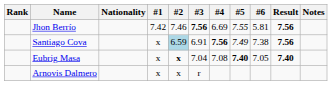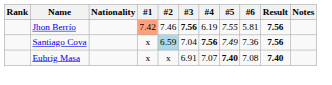(158, 27) no background -> (148, 27) lightsalmon background
(220, 27) 6.69 -> (209, 27) 6.19
(199, 42) 6.91 -> (189, 42) 7.04
(261, 42) 7.38 -> (250, 42) 7.36
(178, 58) bold -> (168, 58) normal
(199, 58) 7.04 -> (189, 58) 6.91
(220, 58) 7.08 -> (209, 58) 7.07
(261, 58) 7.05 -> (250, 58) 7.08
- row: (65, 73)
